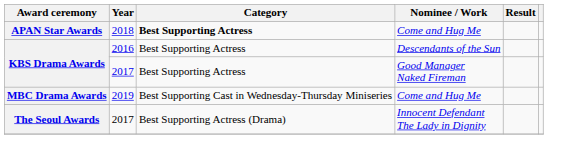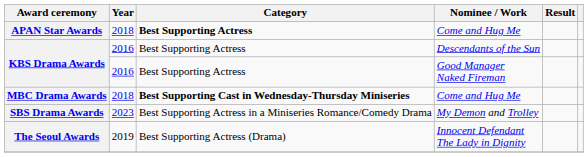(123, 71) 2017 -> (123, 71) 2016
(123, 95) 2019 -> (123, 95) 2018
(265, 95) normal -> (274, 95) bold
+ row: (57, 113)
(123, 119) 2017 -> (123, 136) 2019
